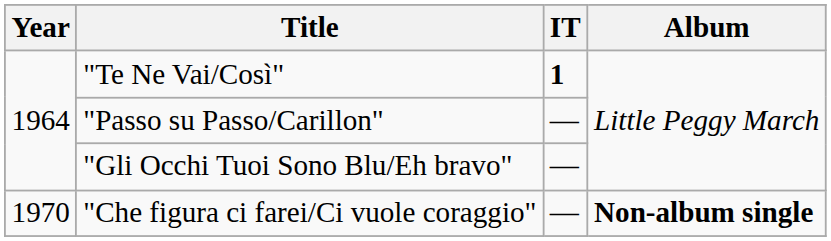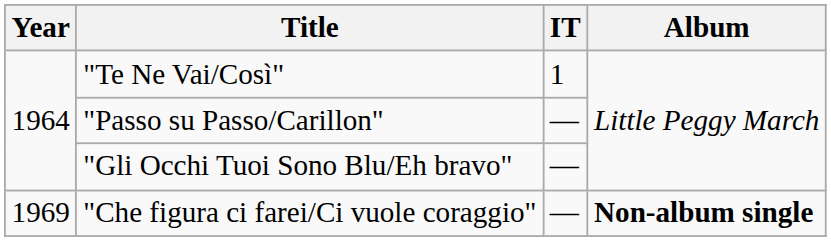(557, 73) bold -> (557, 73) normal
(41, 212) 1970 -> (41, 212) 1969
